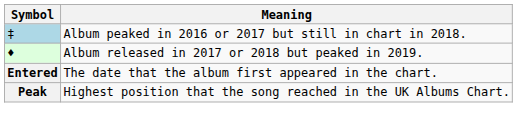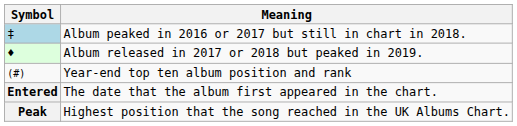+ row: (207, 73)
